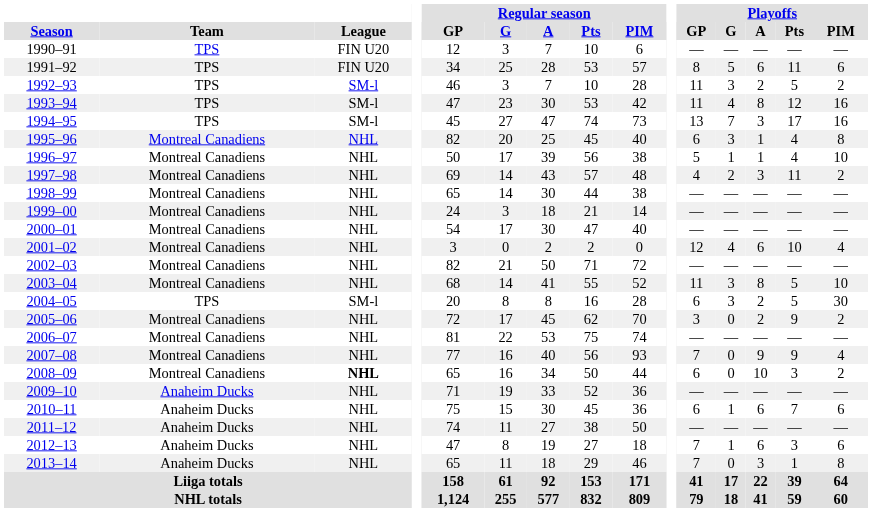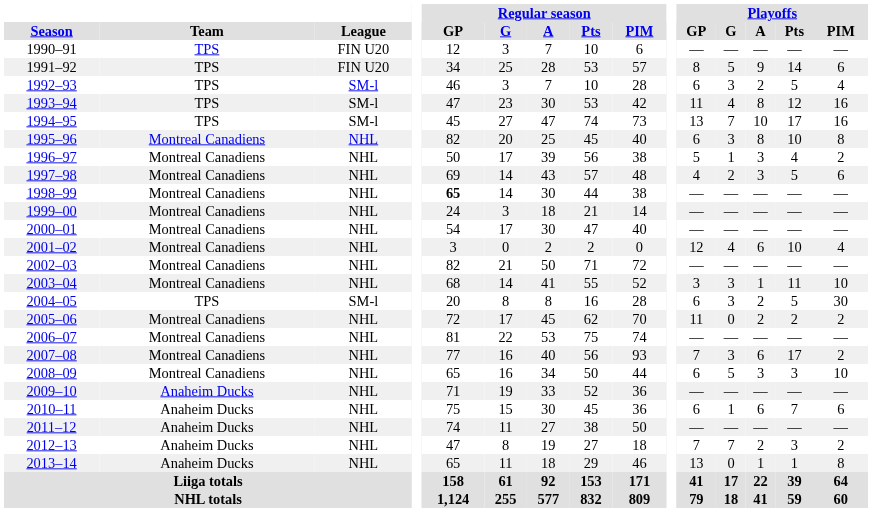(761, 67) 6 -> (761, 67) 9
(794, 67) 11 -> (794, 67) 14
(696, 85) 11 -> (696, 85) 6
(841, 85) 2 -> (841, 85) 4
(761, 121) 3 -> (761, 121) 10
(761, 139) 1 -> (761, 139) 8
(794, 139) 4 -> (794, 139) 10
(761, 157) 1 -> (761, 157) 3
(841, 157) 10 -> (841, 157) 2
(794, 175) 11 -> (794, 175) 5
(841, 175) 2 -> (841, 175) 6
(453, 193) normal -> (453, 193) bold
(696, 283) 11 -> (696, 283) 3
(761, 283) 8 -> (761, 283) 1
(794, 283) 5 -> (794, 283) 11
(696, 319) 3 -> (696, 319) 11
(794, 319) 9 -> (794, 319) 2
(731, 355) 0 -> (731, 355) 3
(761, 355) 9 -> (761, 355) 6
(794, 355) 9 -> (794, 355) 17
(841, 355) 4 -> (841, 355) 2
(363, 373) bold -> (363, 373) normal
(731, 373) 0 -> (731, 373) 5
(761, 373) 10 -> (761, 373) 3
(841, 373) 2 -> (841, 373) 10
(731, 445) 1 -> (731, 445) 7
(761, 445) 6 -> (761, 445) 2
(841, 445) 6 -> (841, 445) 2
(696, 463) 7 -> (696, 463) 13
(761, 463) 3 -> (761, 463) 1
